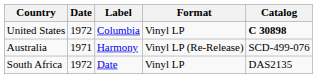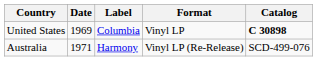(81, 30) 1972 -> (81, 30) 1969
- row: (34, 64)
